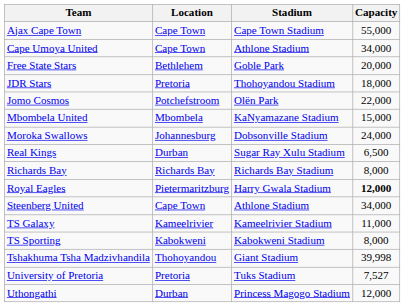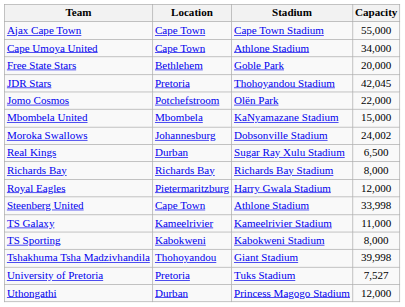(376, 83) 18,000 -> (376, 83) 42,045
(376, 135) 24,000 -> (376, 135) 24,002
(376, 188) bold -> (376, 188) normal
(376, 205) 34,000 -> (376, 205) 33,998
